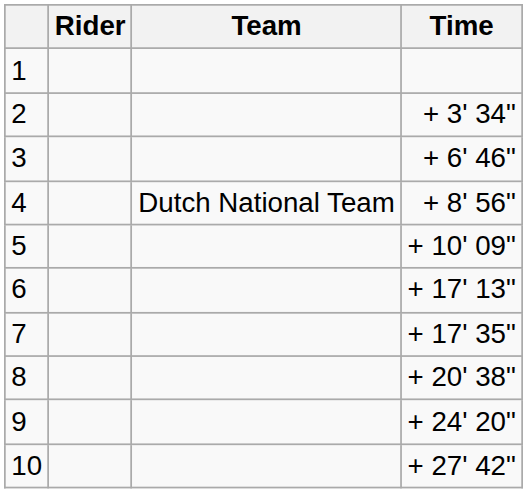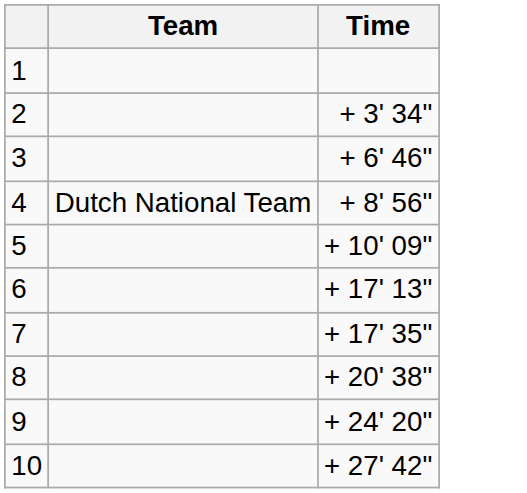- column: (90, 26)
